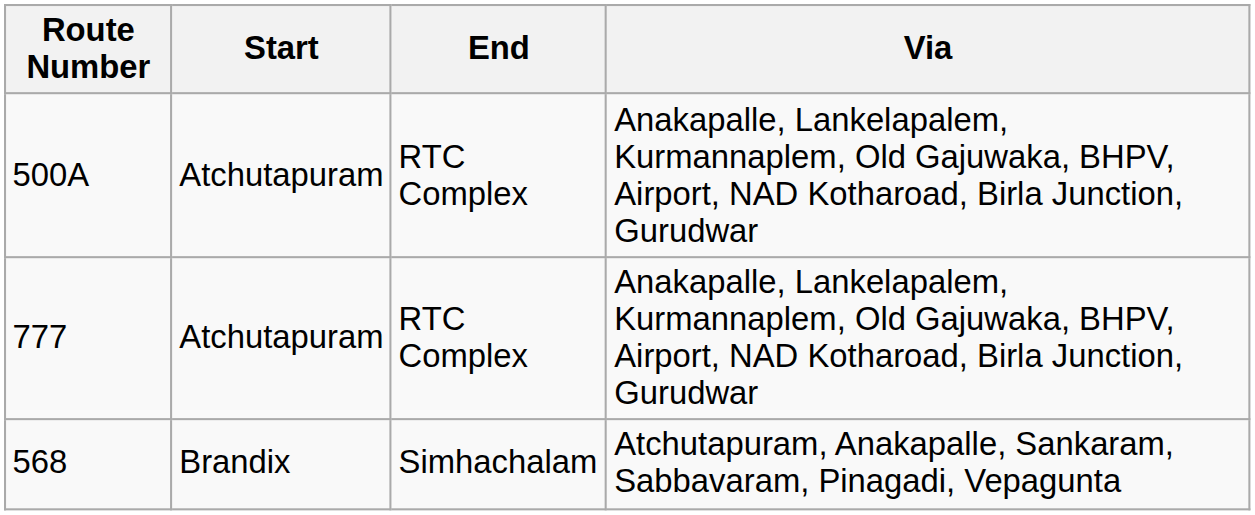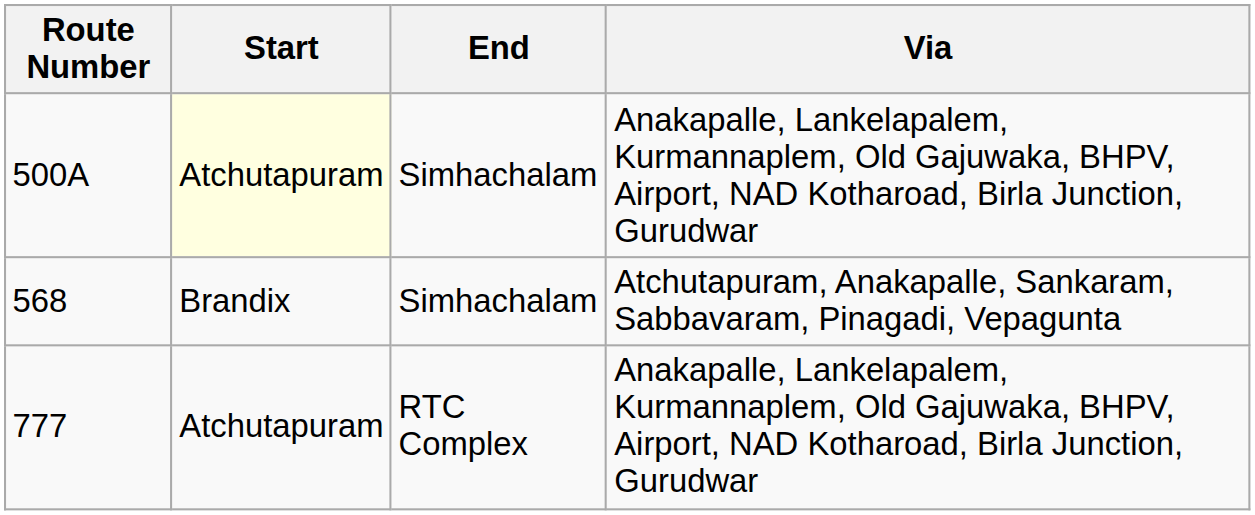(281, 174) no background -> (281, 174) lightyellow background
(463, 174) RTC Complex -> (498, 174) Simhachalam
rows swapped: (40, 337) <-> (40, 463)
